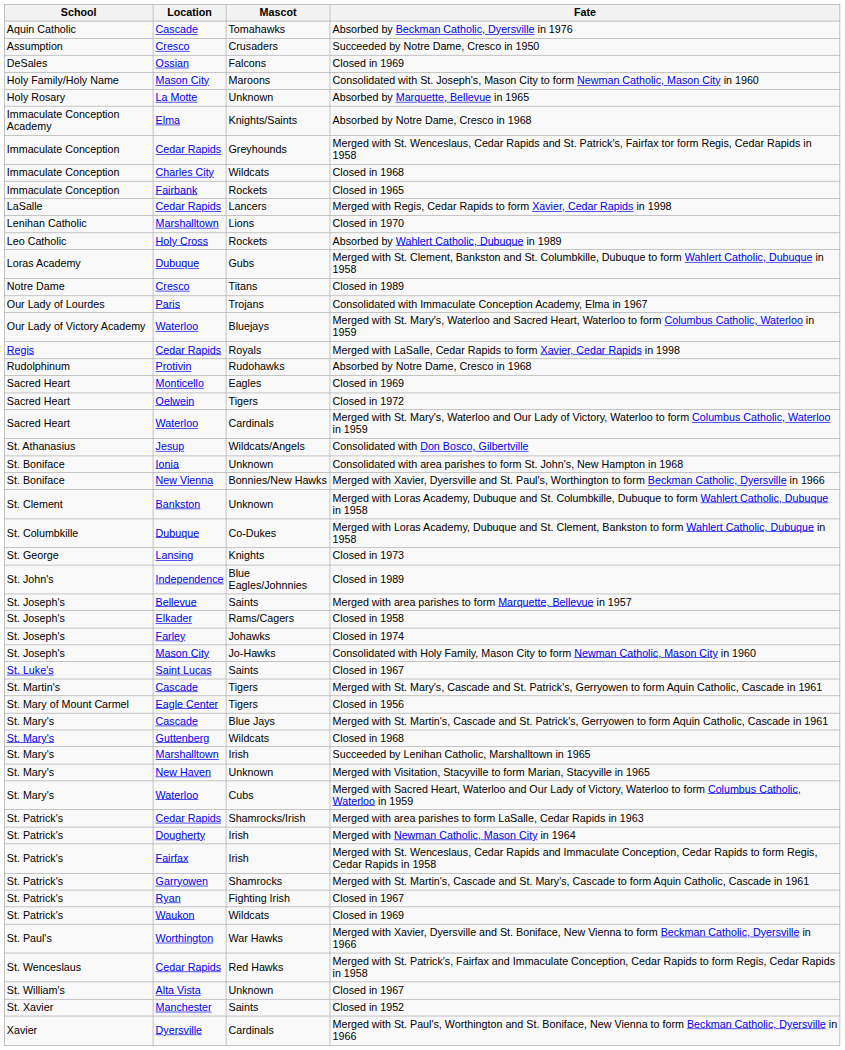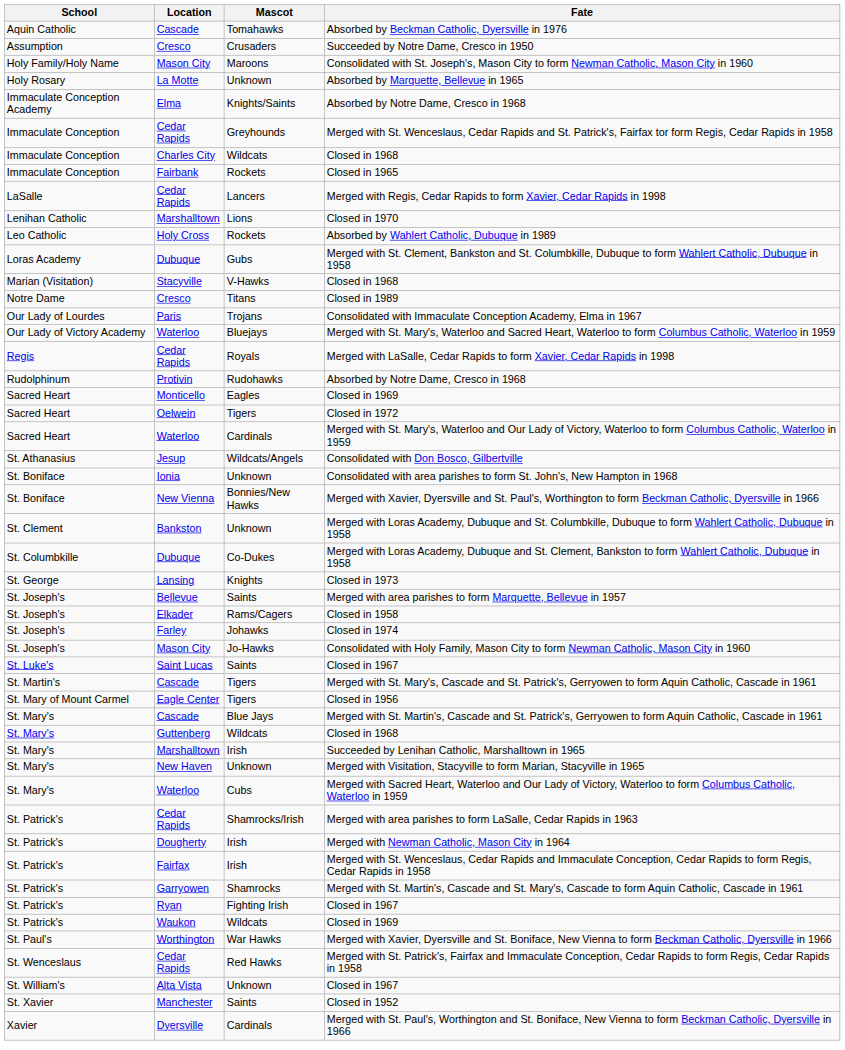- row: (172, 64)
+ row: (179, 282)
- row: (190, 579)
